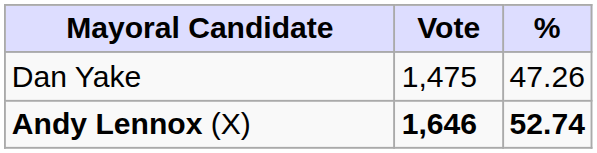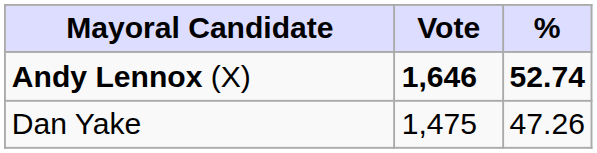rows swapped: (131, 123) <-> (77, 76)
